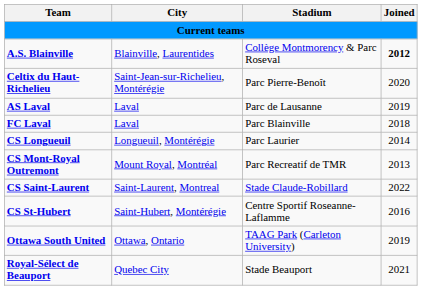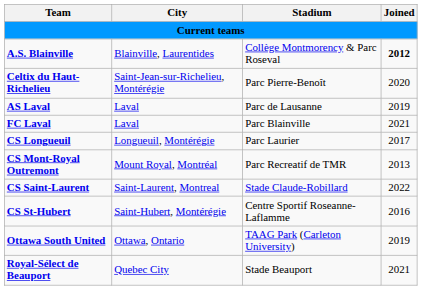(399, 123) 2018 -> (399, 123) 2021
(399, 141) 2014 -> (399, 141) 2017
